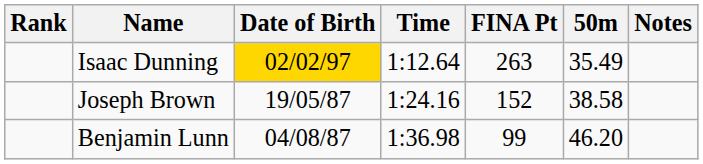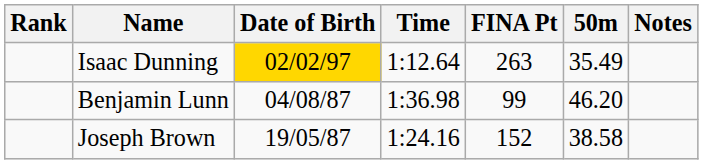rows swapped: (147, 100) <-> (153, 138)
